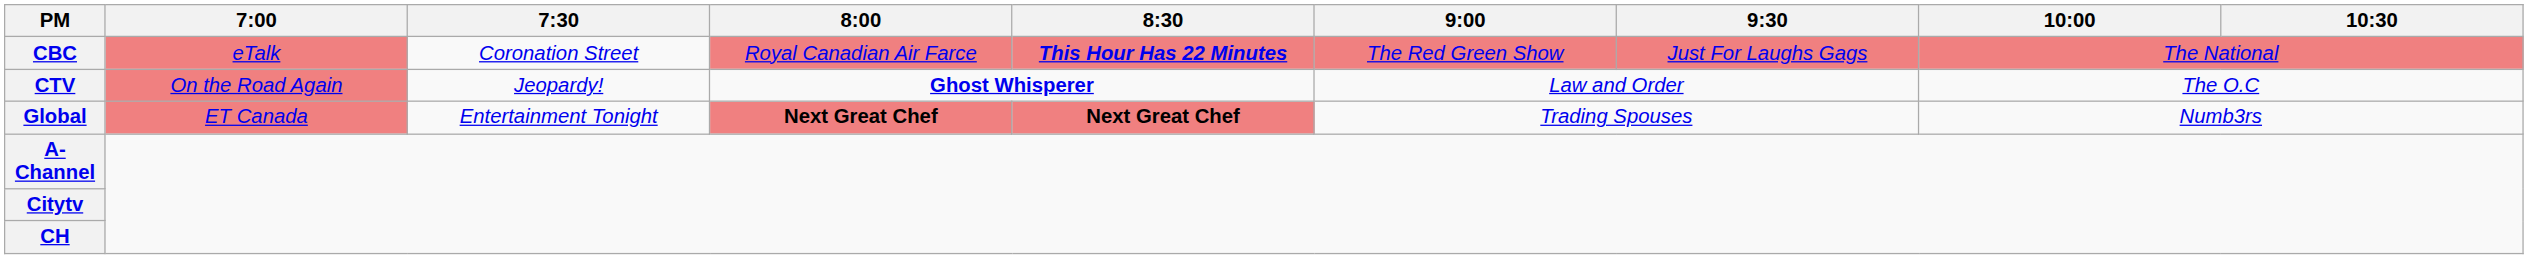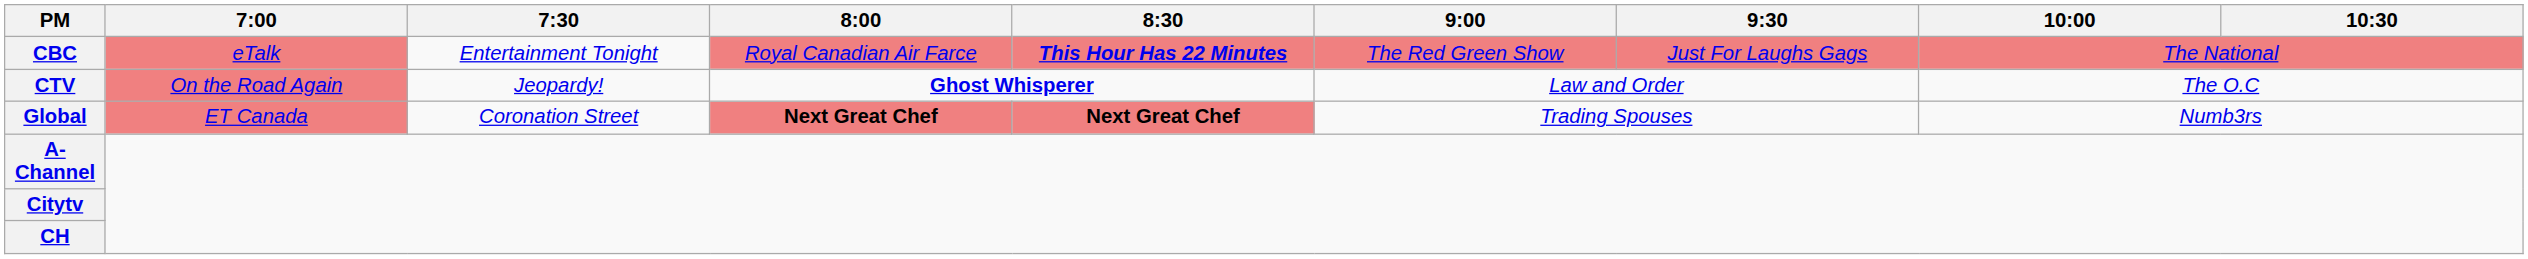(559, 52) Coronation Street -> (559, 52) Entertainment Tonight
(559, 117) Entertainment Tonight -> (559, 117) Coronation Street
